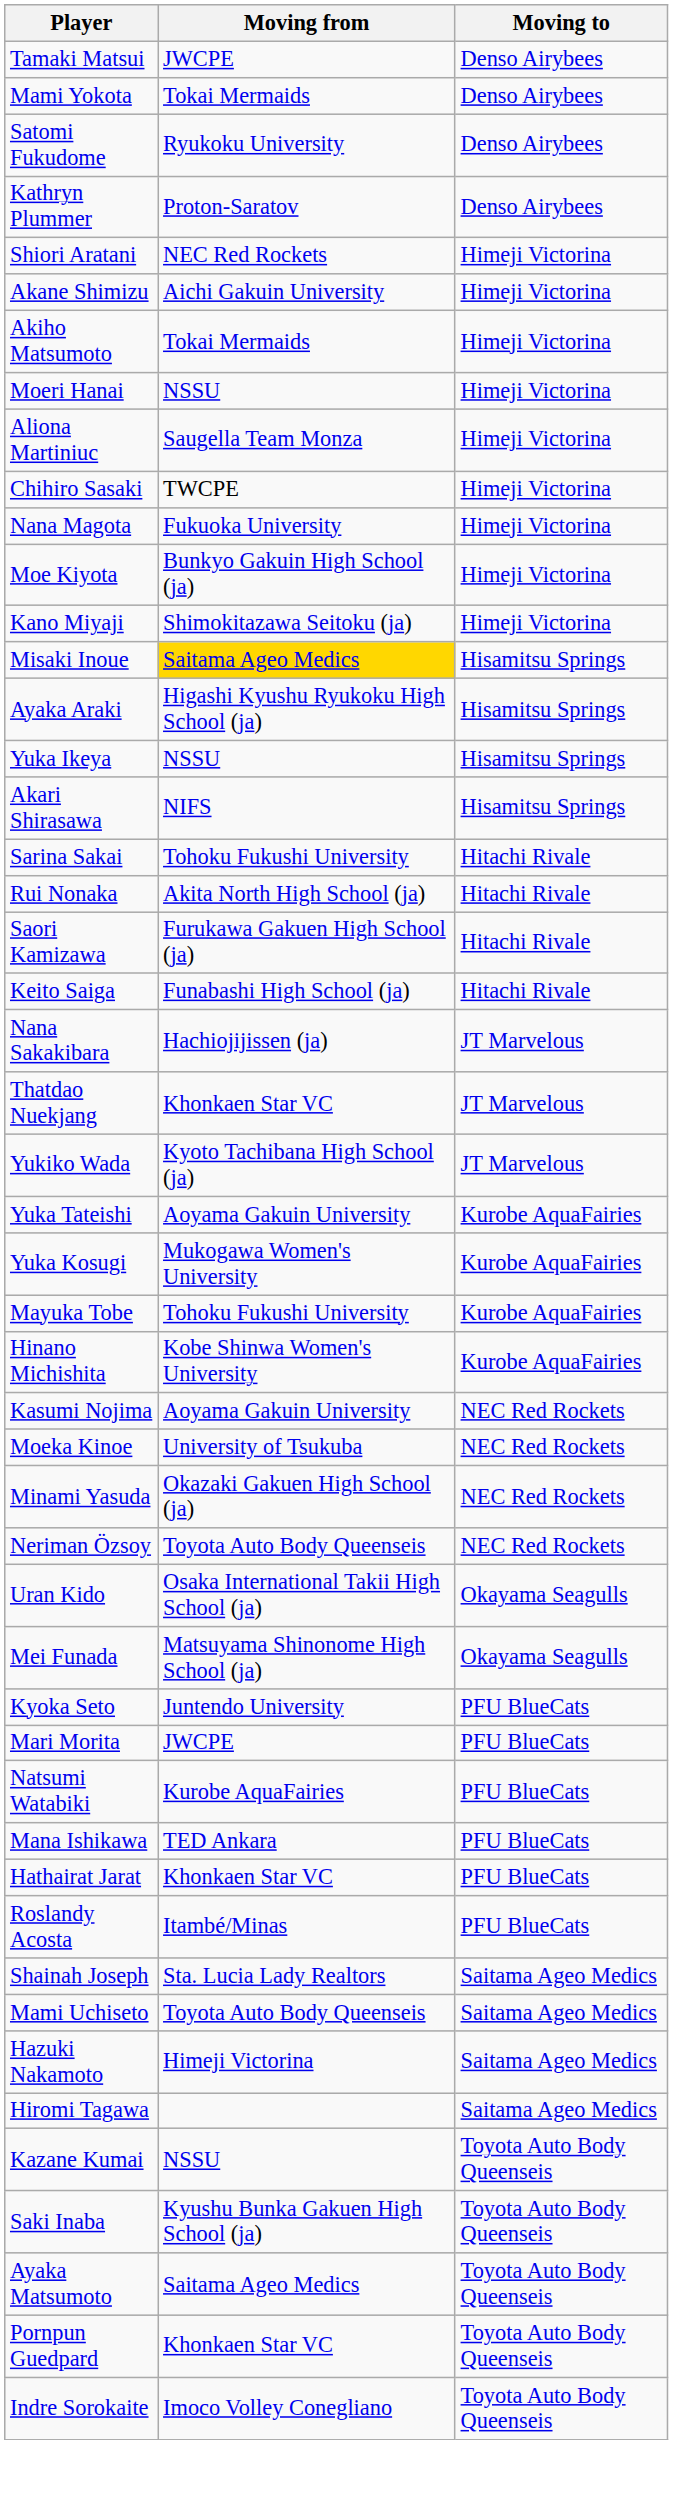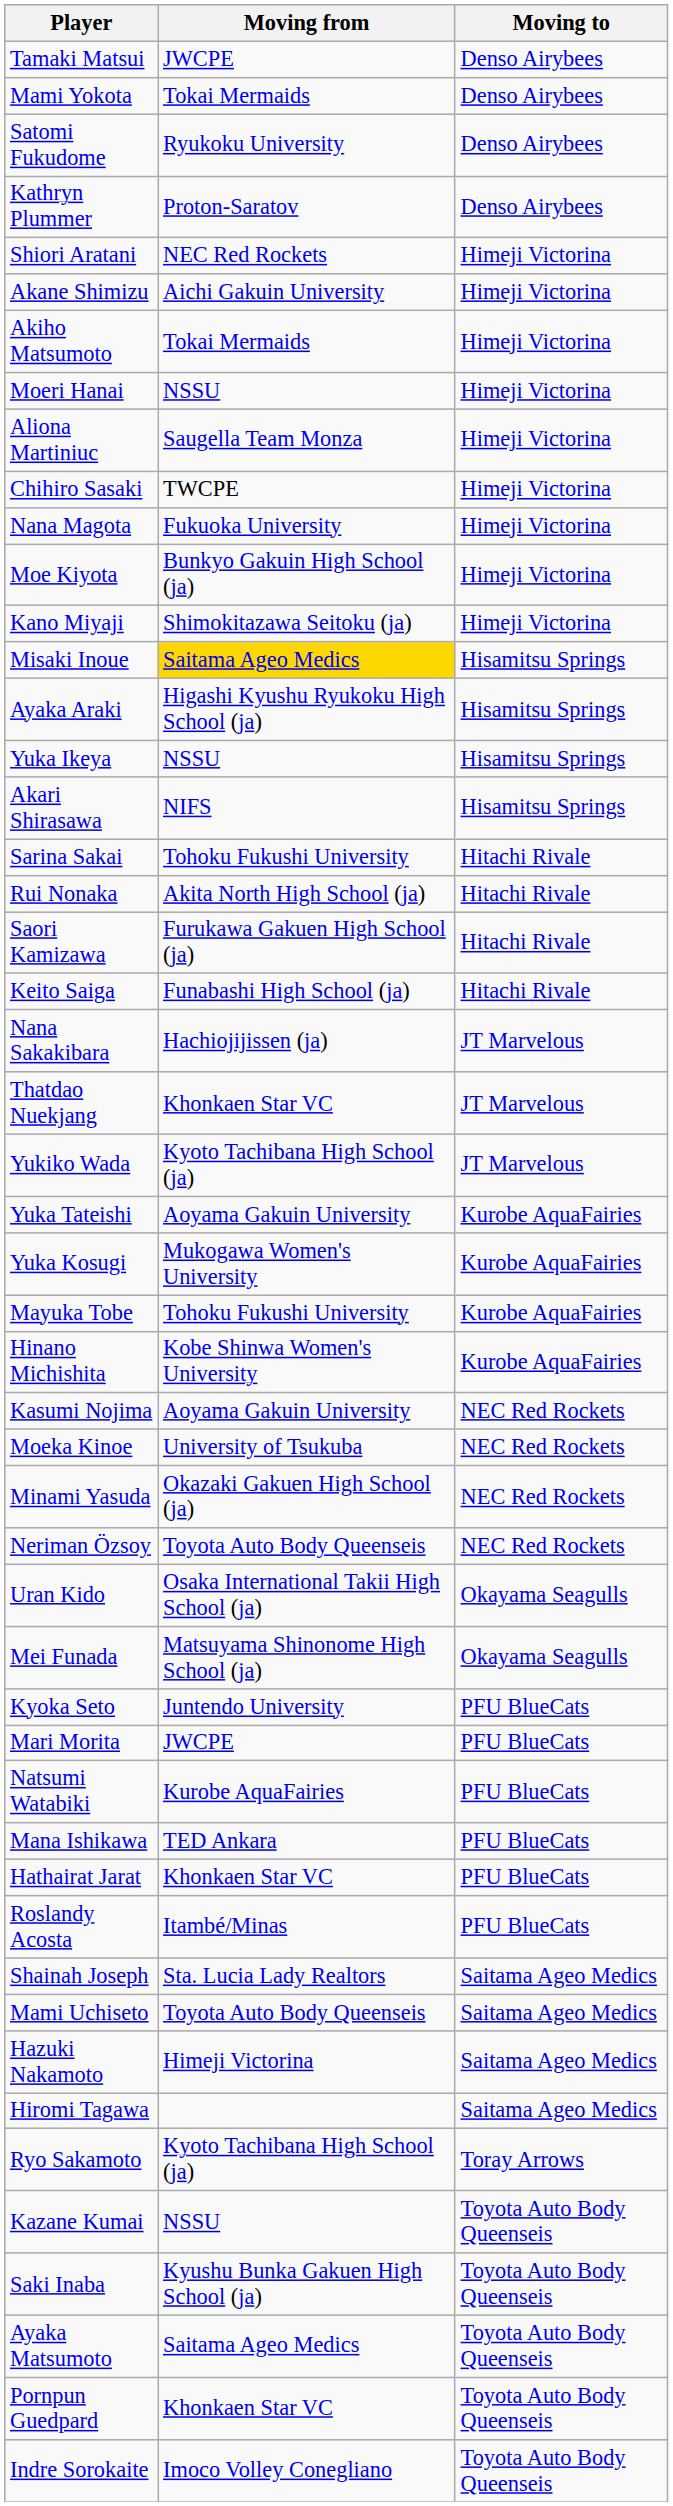+ row: (76, 2159)
